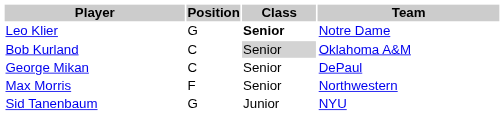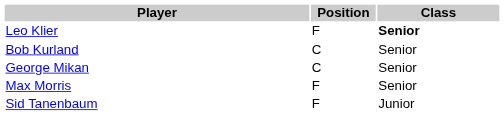- column: (409, 13)
(193, 31) G -> (316, 31) F
(262, 49) lightgrey background -> (397, 49) no background
(193, 104) G -> (316, 104) F
